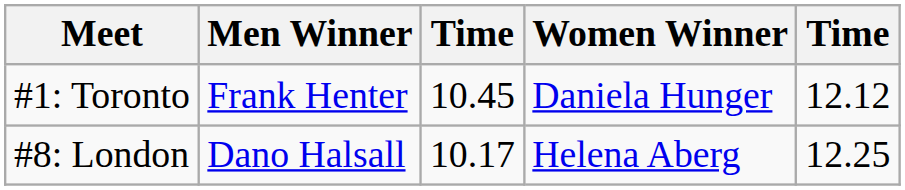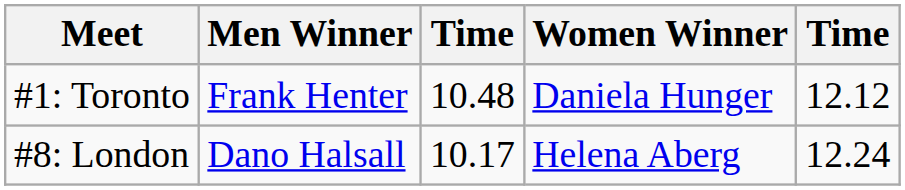(472, 94) 10.45 -> (472, 94) 10.48
(848, 154) 12.25 -> (848, 154) 12.24
